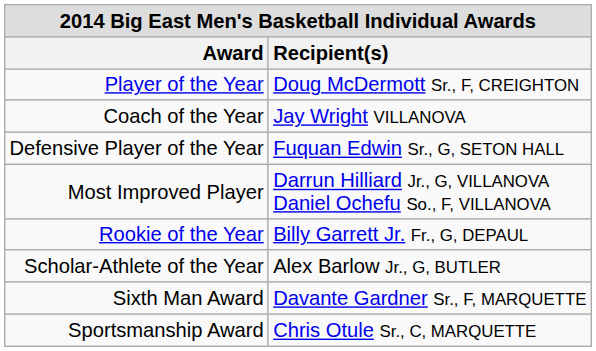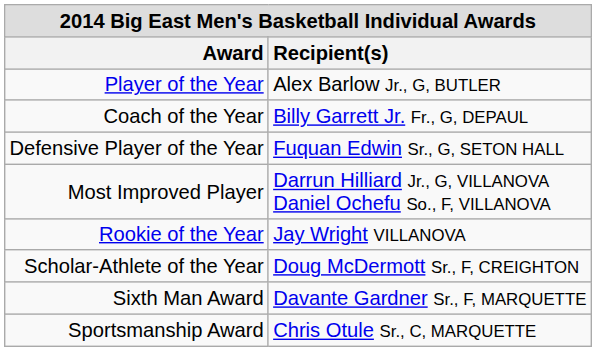(426, 85) Doug McDermott Sr., F, CREIGHTON -> (387, 85) Alex Barlow Jr., G, BUTLER
(369, 117) Jay Wright VILLANOVA -> (401, 117) Billy Garrett Jr. Fr., G, DEPAUL
(401, 235) Billy Garrett Jr. Fr., G, DEPAUL -> (369, 235) Jay Wright VILLANOVA
(387, 266) Alex Barlow Jr., G, BUTLER -> (426, 266) Doug McDermott Sr., F, CREIGHTON
